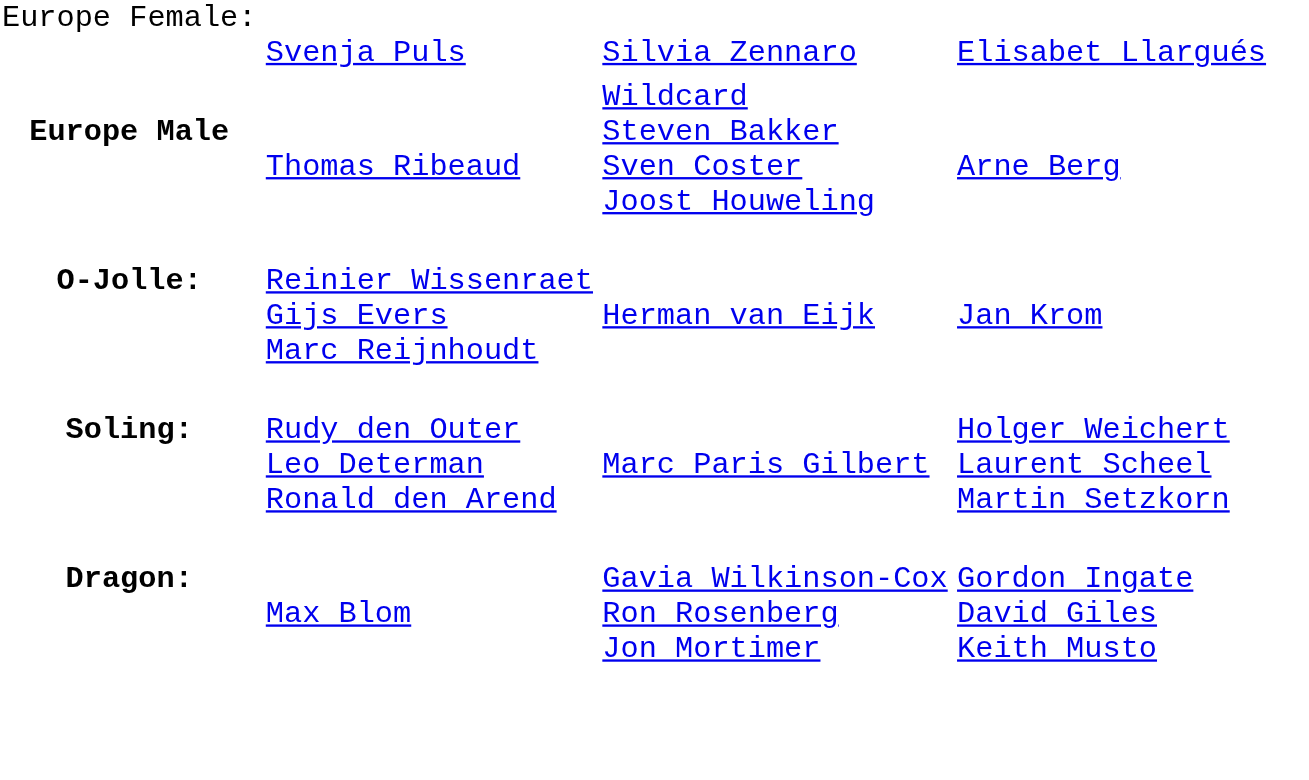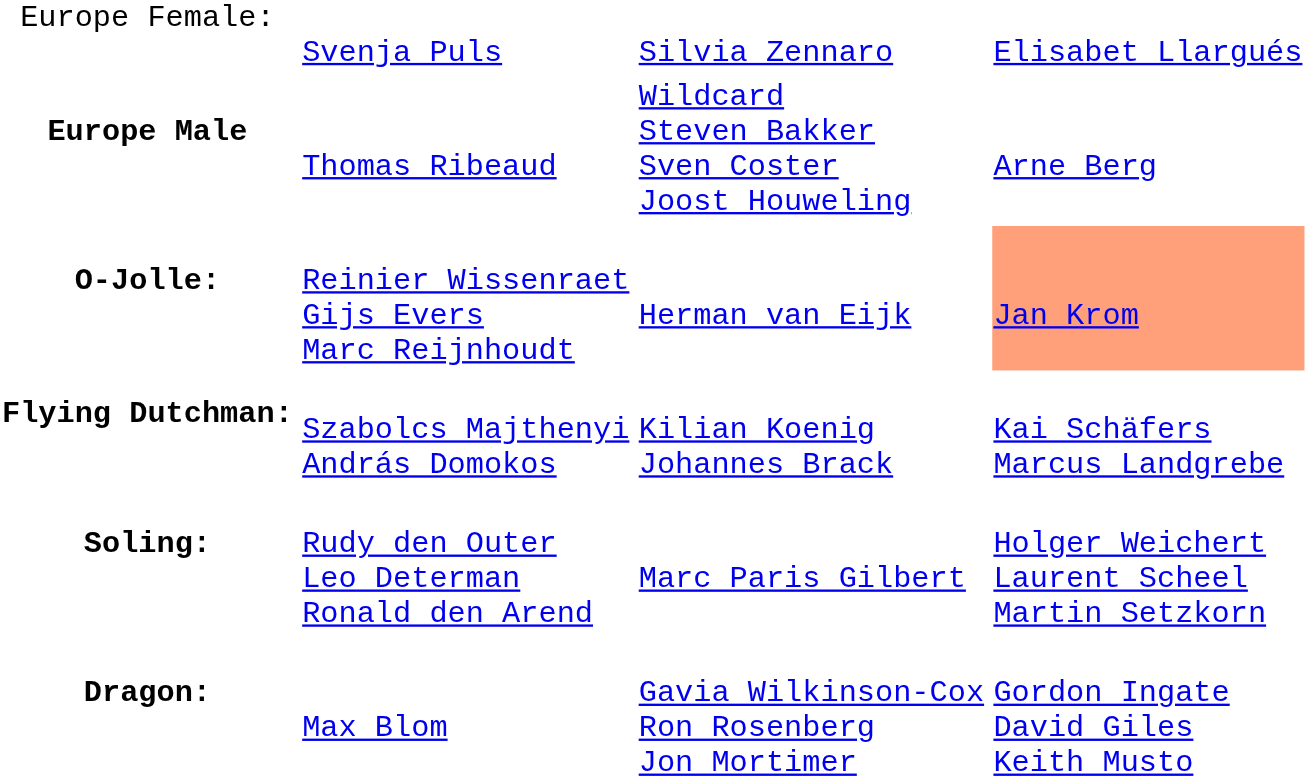(1030, 316) no background -> (1066, 316) lightsalmon background
+ row: (147, 412)
